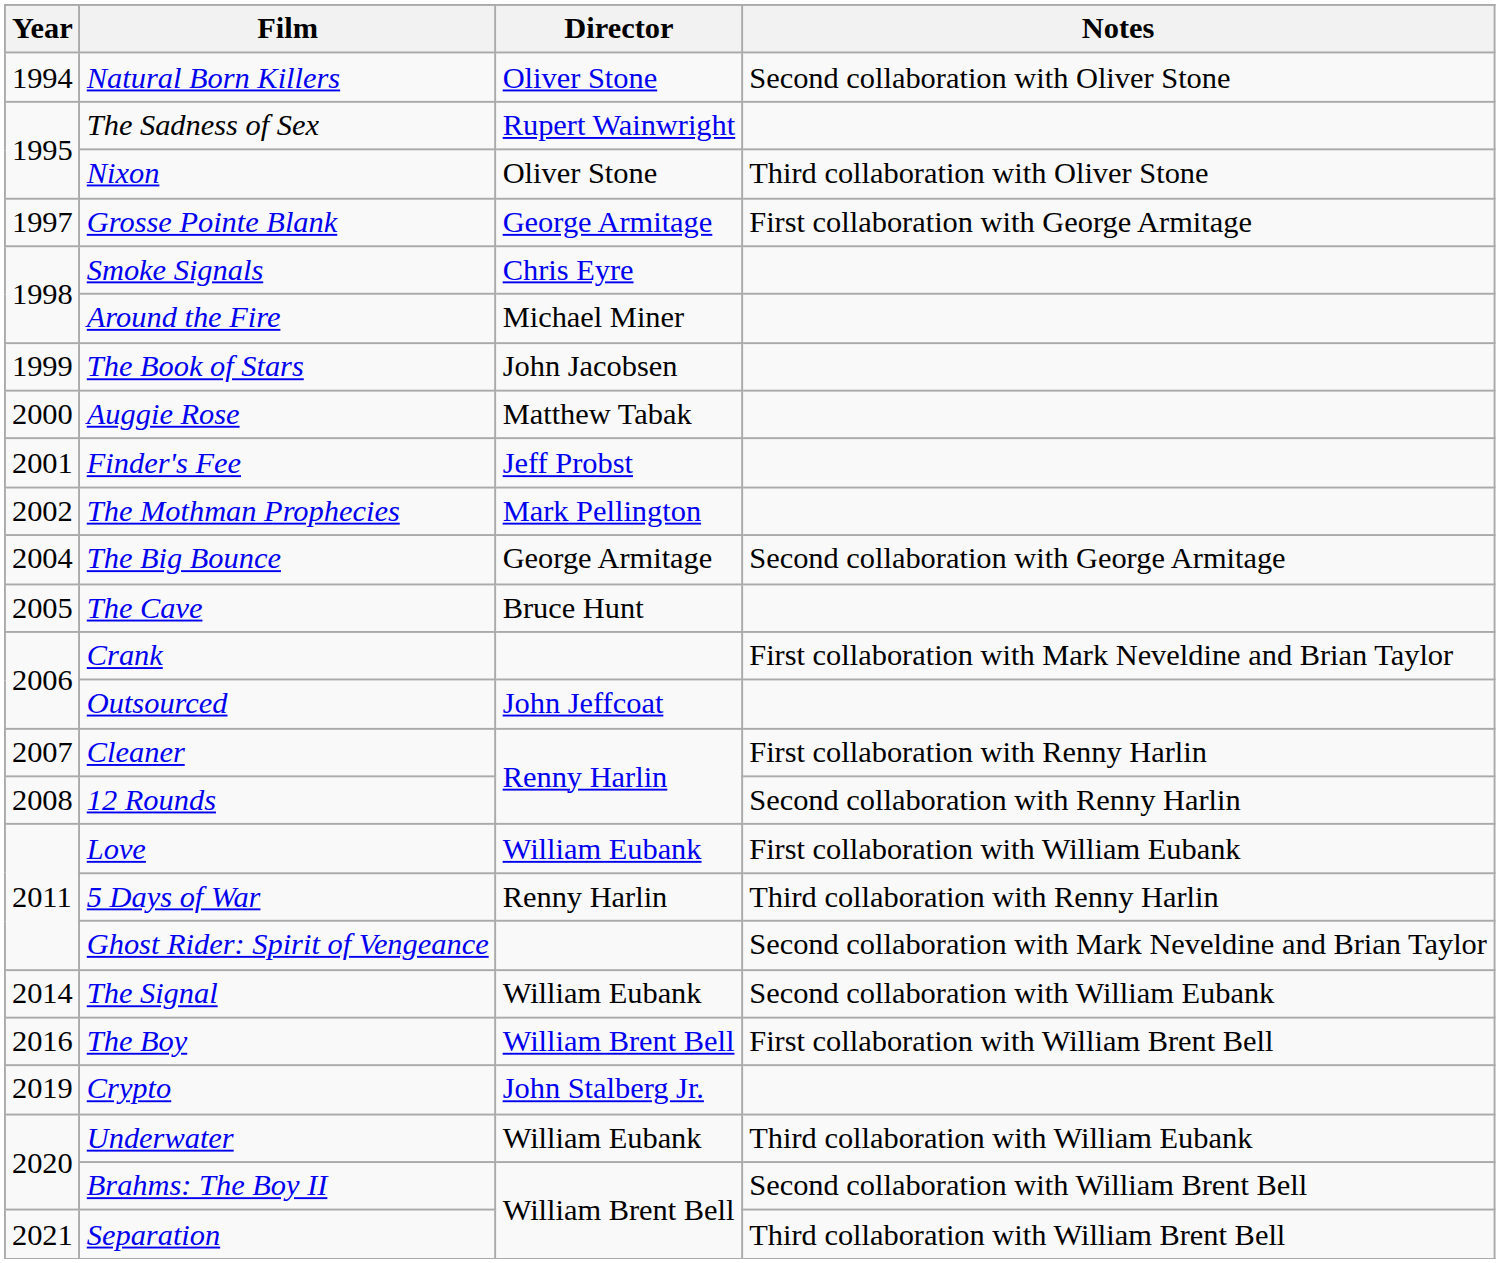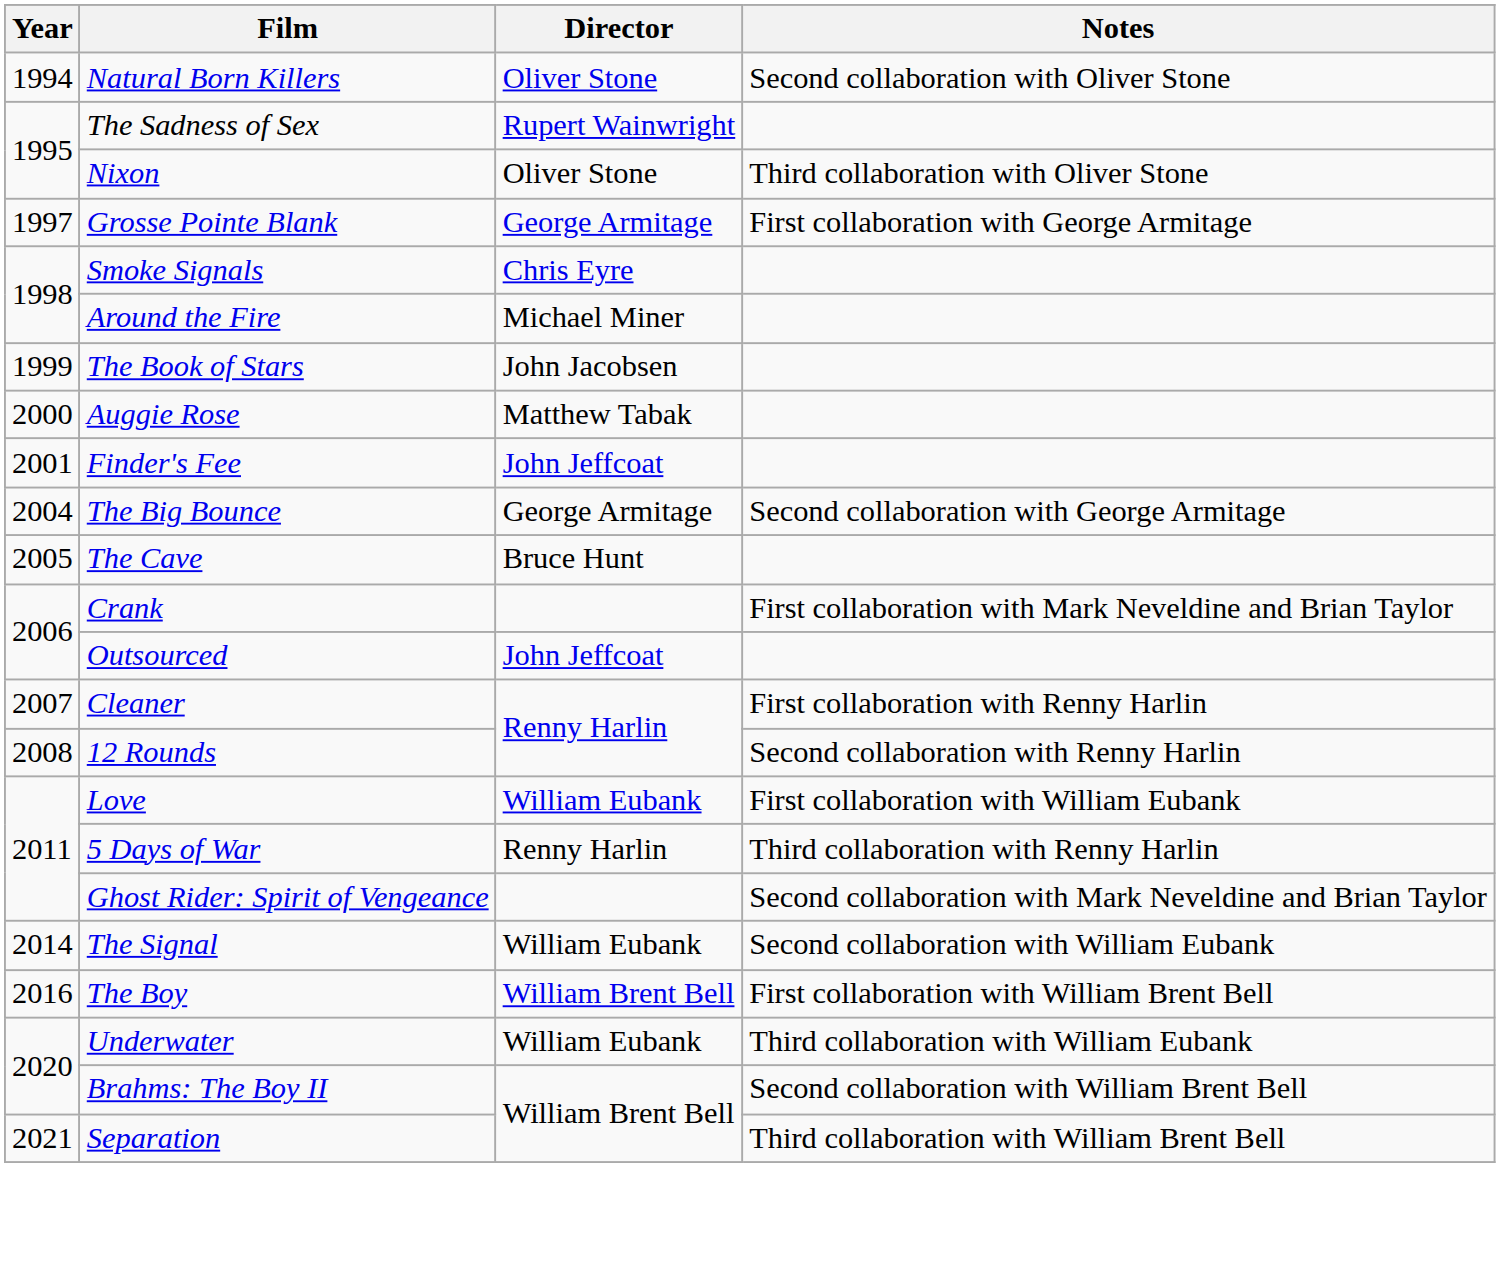(568, 462) Jeff Probst -> (583, 462) John Jeffcoat
- row: (243, 510)
- row: (129, 1089)
